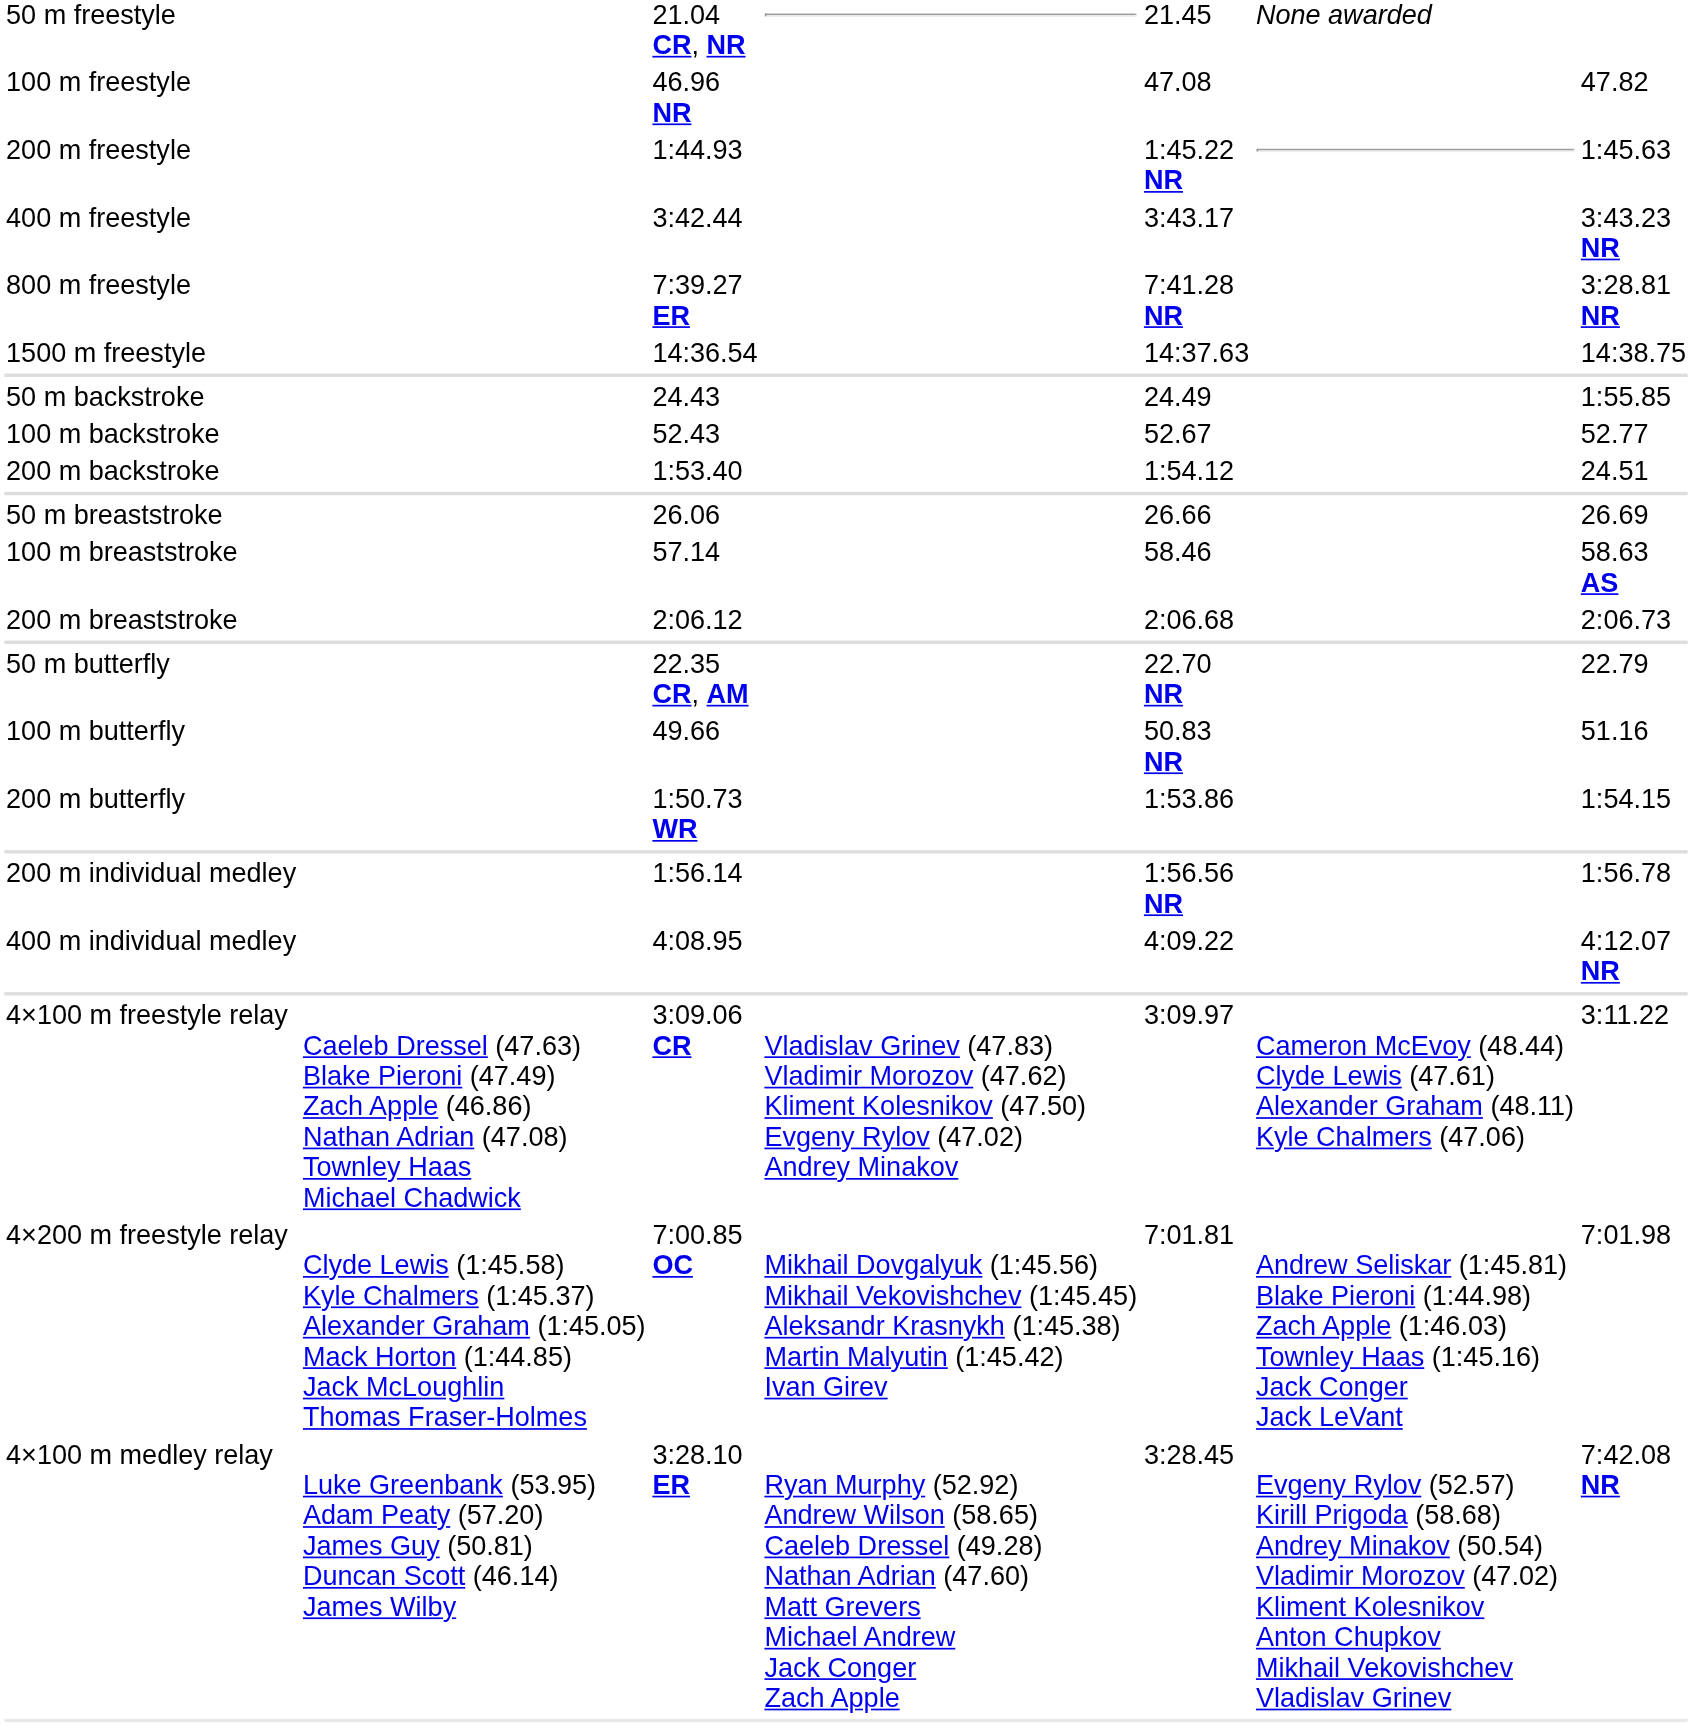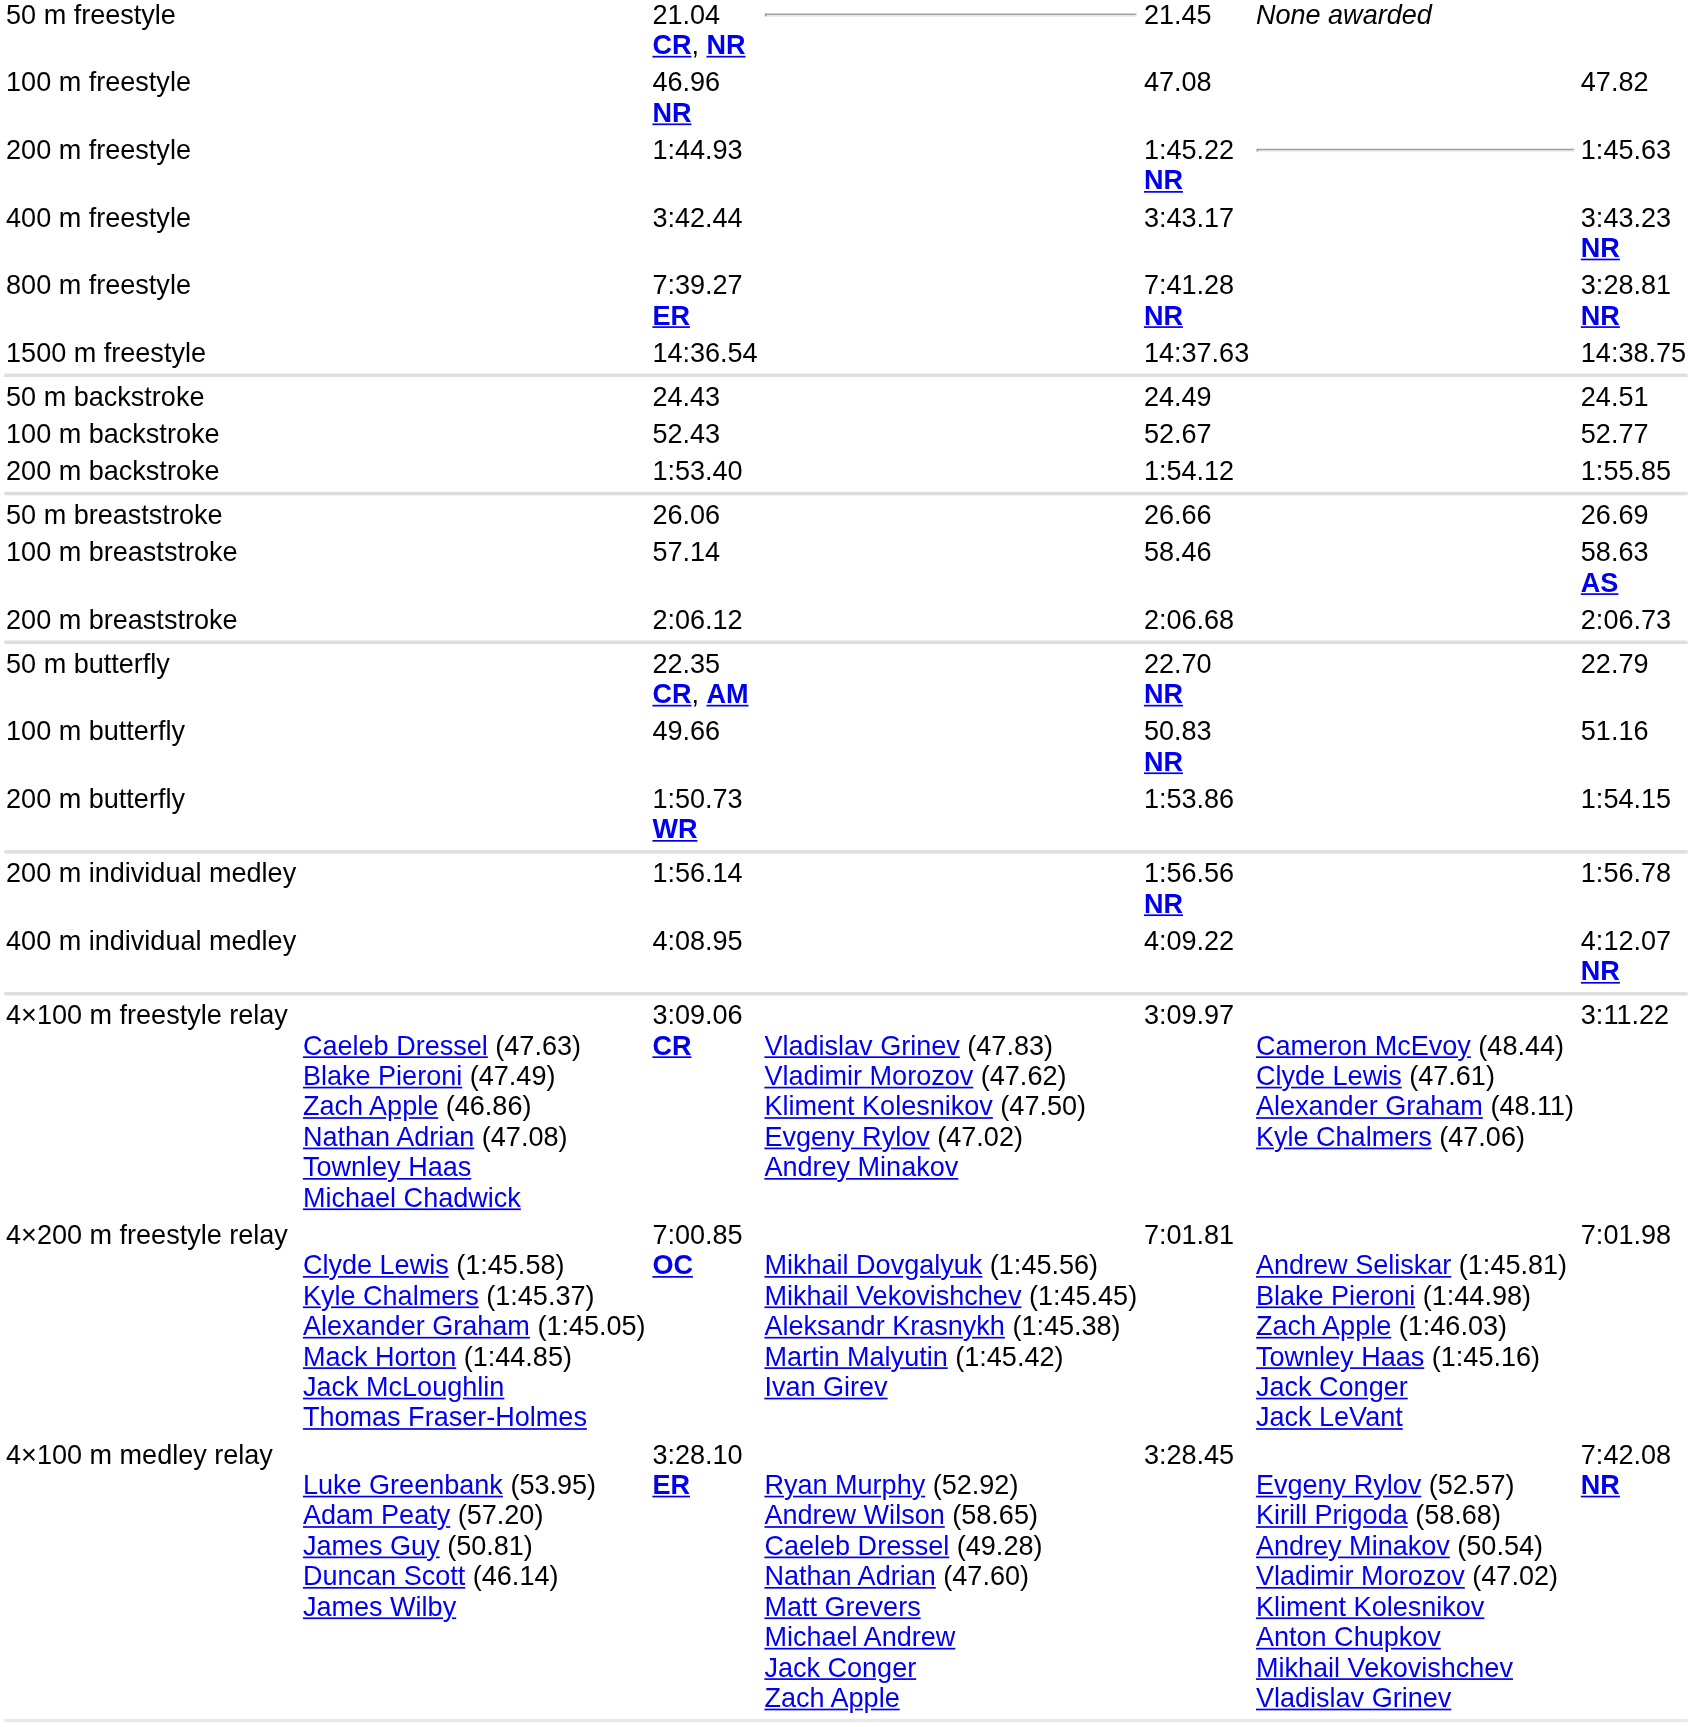(1626, 396) 1:55.85 -> (1615, 396) 24.51
(1615, 471) 24.51 -> (1626, 471) 1:55.85
